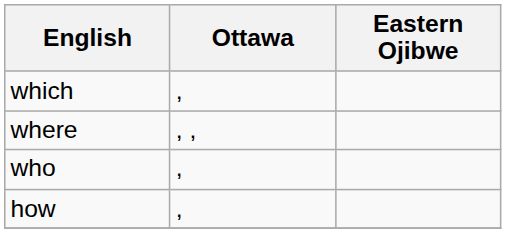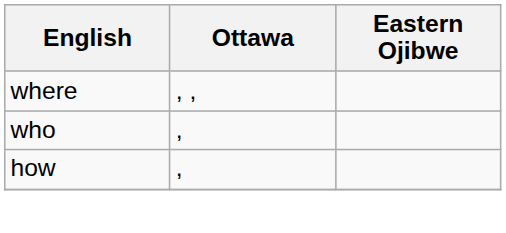- row: (42, 90)
